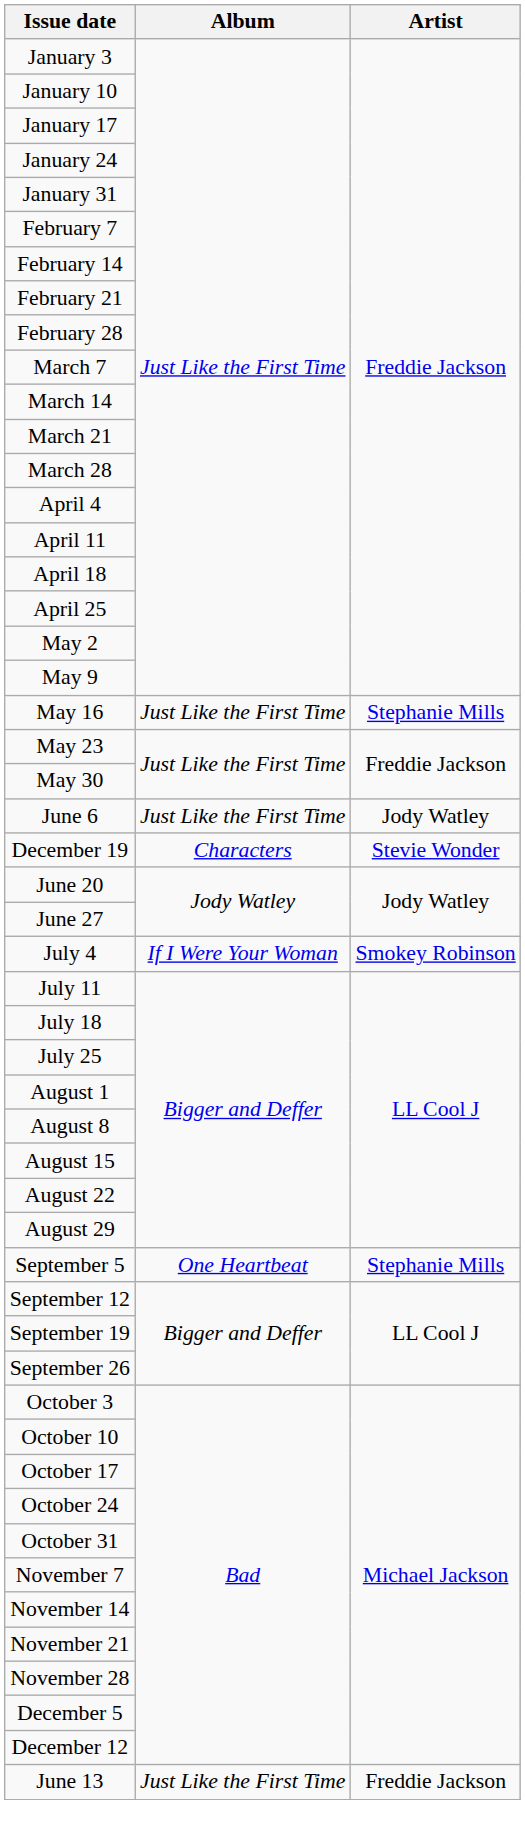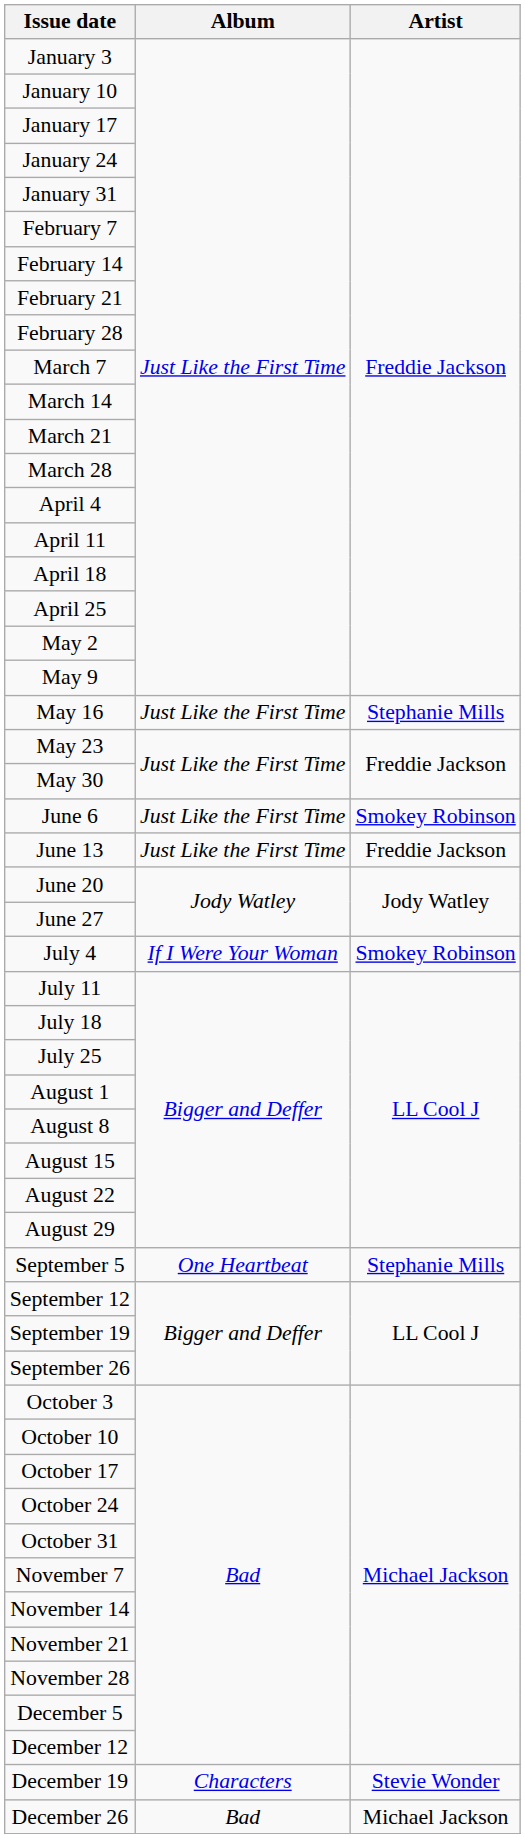(436, 815) Jody Watley -> (436, 815) Smokey Robinson
rows swapped: (70, 1781) <-> (70, 849)
+ row: (70, 1816)
